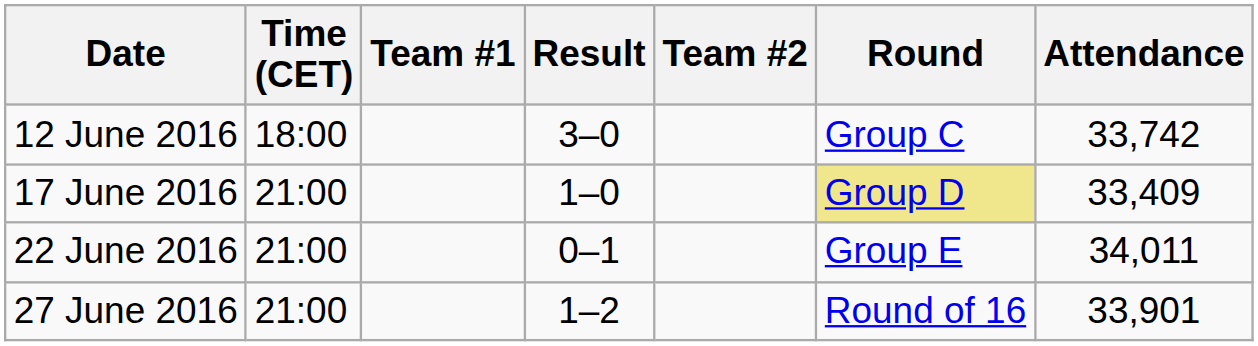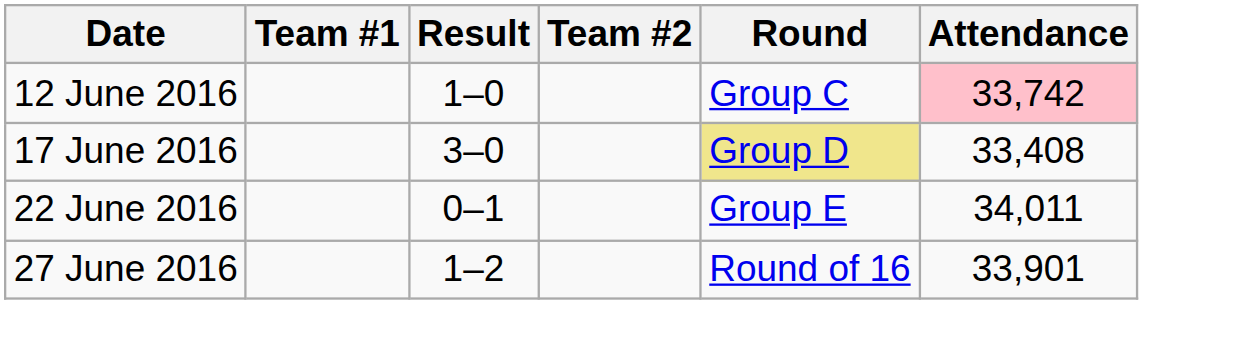- column: (304, 54)
(589, 134) 3–0 -> (473, 92) 1–0
(1144, 134) no background -> (1028, 92) pink background
(589, 192) 1–0 -> (473, 151) 3–0
(1144, 192) 33,409 -> (1028, 151) 33,408
